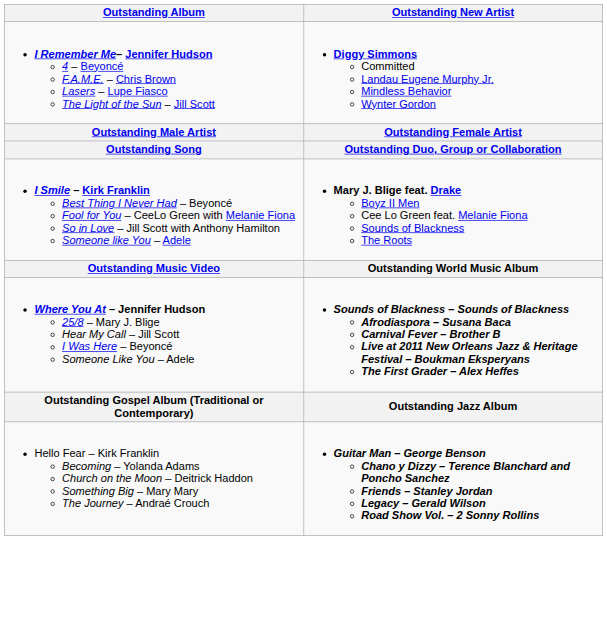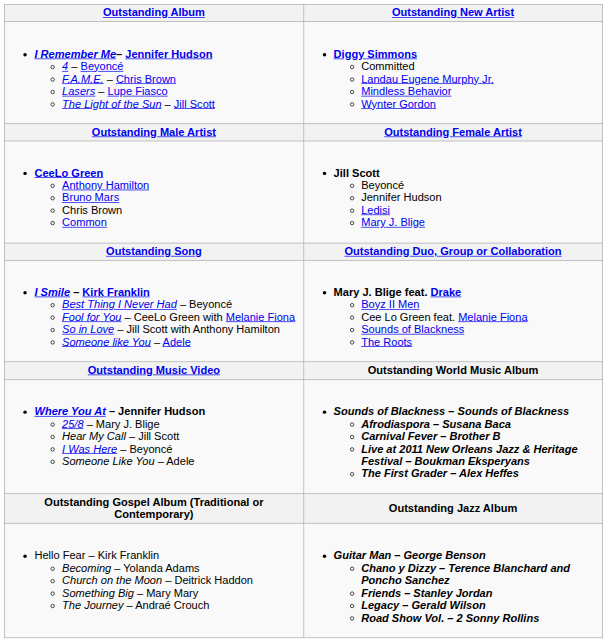+ row: (154, 198)
